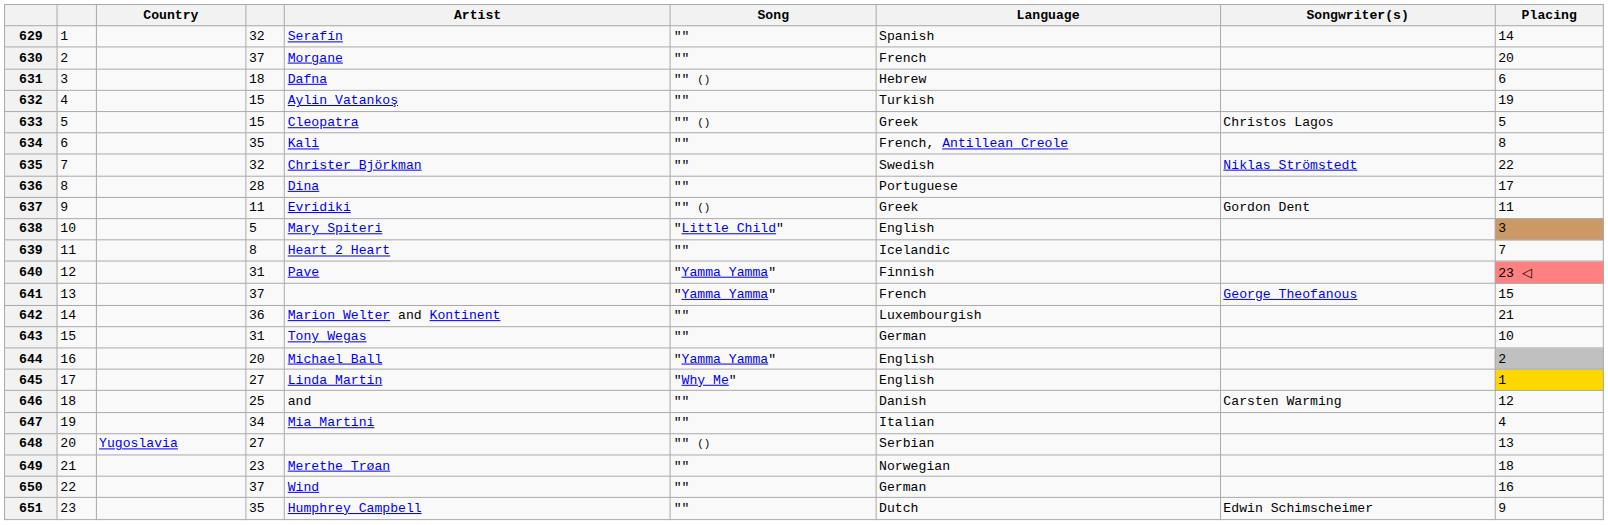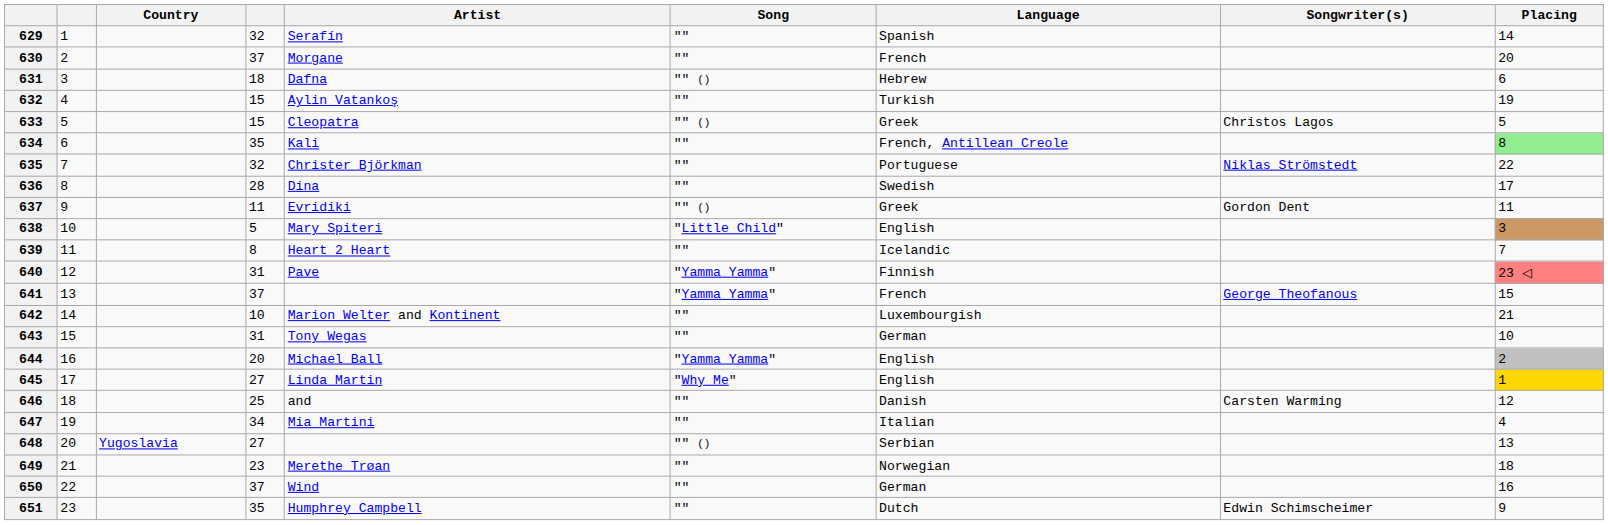(1502, 144) no background -> (1502, 144) lightgreen background
(907, 165) Swedish -> (918, 165) Portuguese
(918, 186) Portuguese -> (907, 186) Swedish
(257, 316) 36 -> (257, 316) 10
